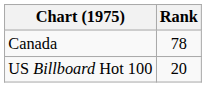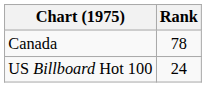(179, 69) 20 -> (179, 69) 24
